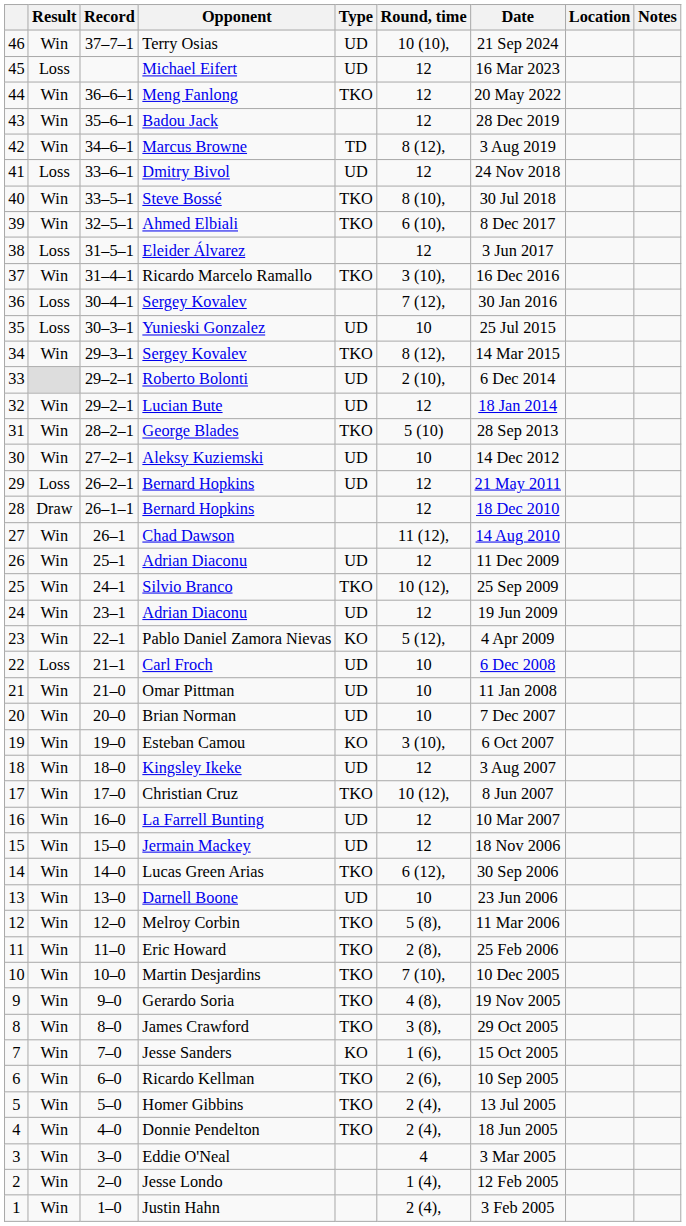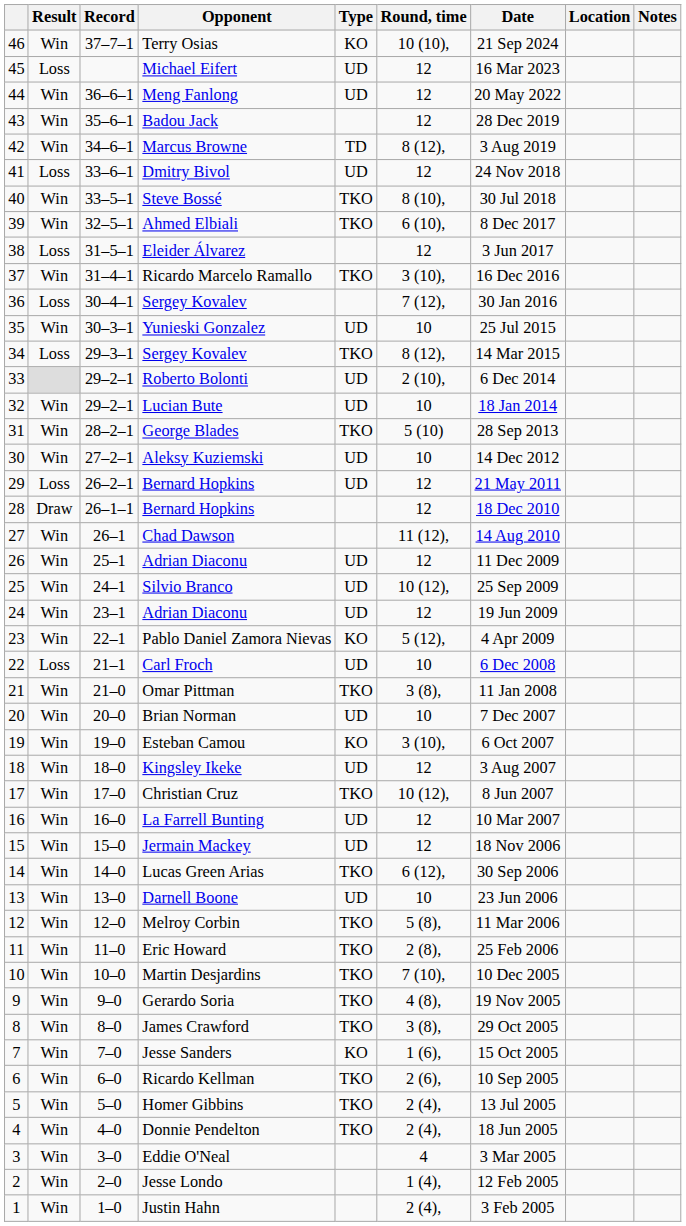(356, 43) UD -> (356, 43) KO
(356, 95) TKO -> (356, 95) UD
(54, 328) Loss -> (54, 328) Win
(54, 353) Win -> (54, 353) Loss
(424, 405) 12 -> (424, 405) 10
(356, 586) TKO -> (356, 586) UD
(356, 690) UD -> (356, 690) TKO
(424, 690) 10 -> (424, 690) 3 (8),
